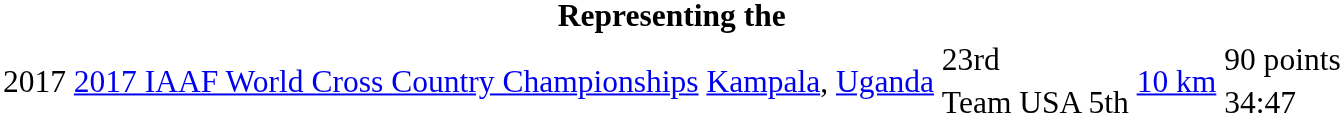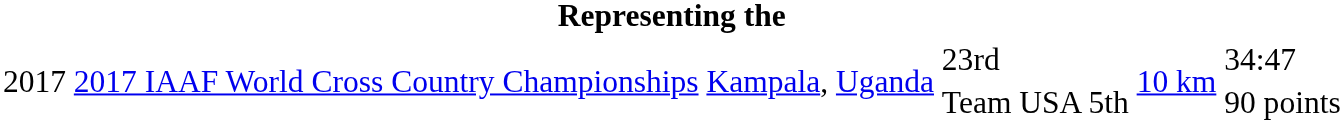(1282, 59) 90 points -> (1260, 59) 34:47
(1260, 102) 34:47 -> (1282, 102) 90 points
